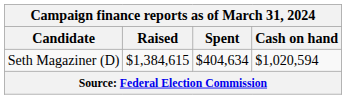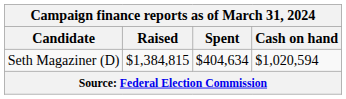(158, 60) $1,384,615 -> (158, 60) $1,384,815
